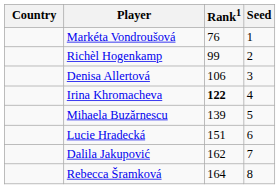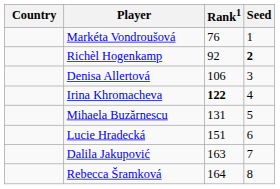(213, 56) 99 -> (213, 56) 92
(250, 56) normal -> (250, 56) bold
(216, 115) 139 -> (216, 115) 131
(216, 154) 162 -> (216, 154) 163
